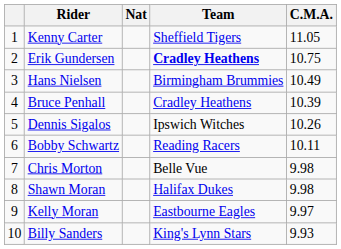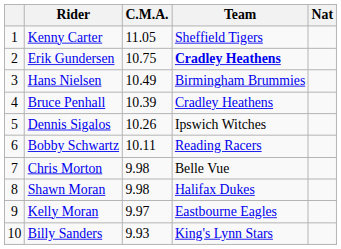columns swapped: (136, 15) <-> (311, 15)
